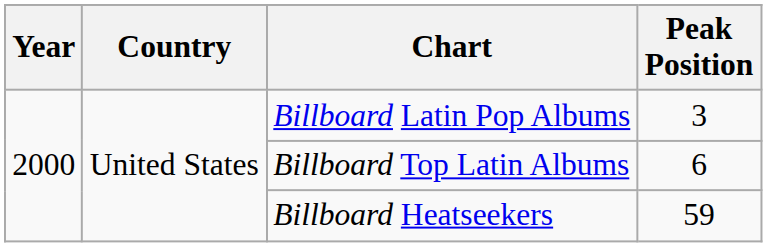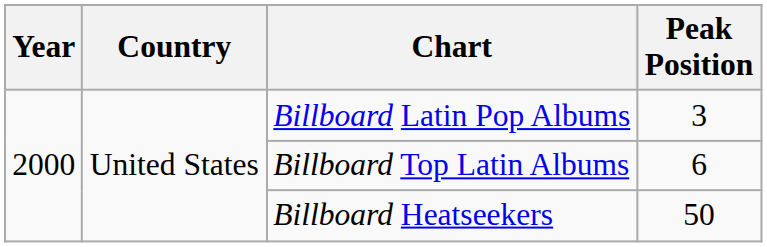(699, 214) 59 -> (699, 214) 50
